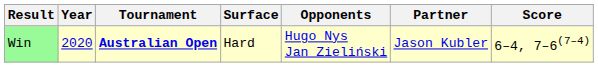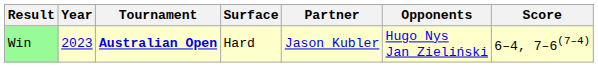columns swapped: (441, 15) <-> (336, 15)
(77, 44) 2020 -> (77, 44) 2023
